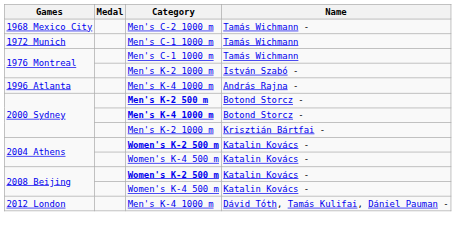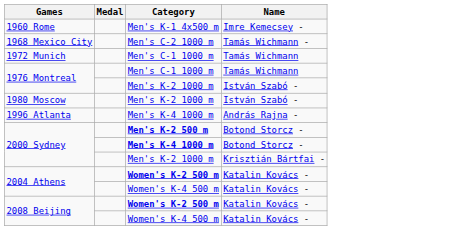+ row: (31, 26)
+ row: (36, 100)
- row: (36, 203)
